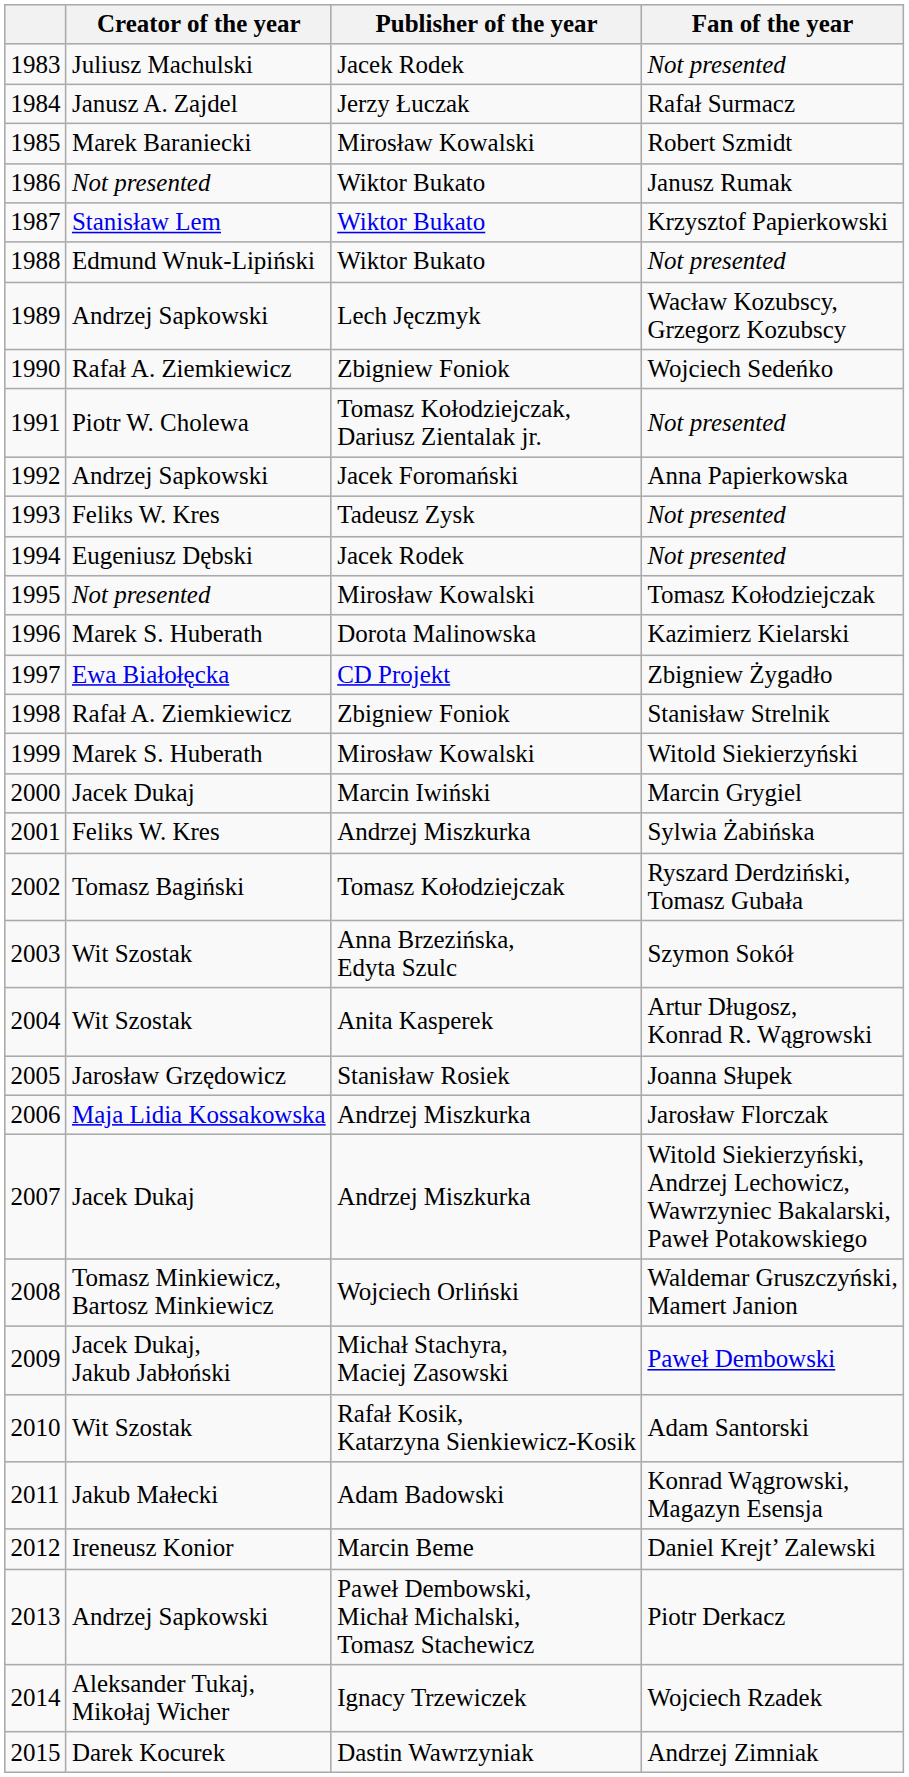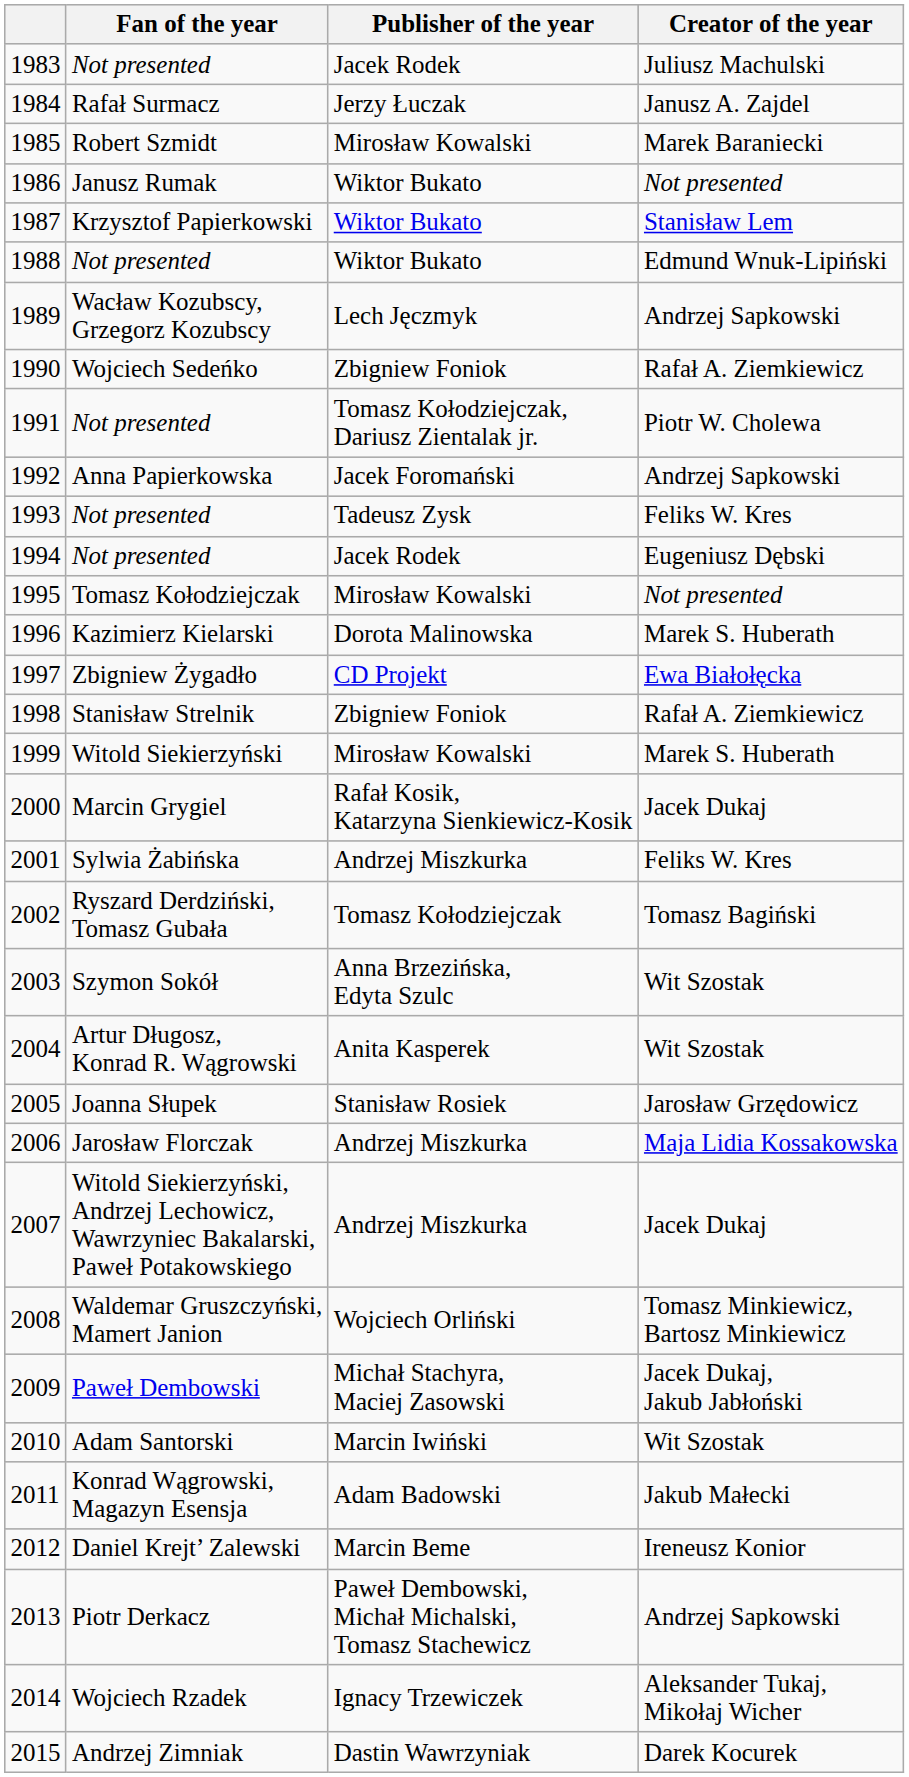columns swapped: (199, 24) <-> (773, 24)
(414, 792) Marcin Iwiński -> (483, 807) Rafał Kosik, Katarzyna Sienkiewicz-Kosik
(487, 1427) Rafał Kosik, Katarzyna Sienkiewicz-Kosik -> (410, 1441) Marcin Iwiński
